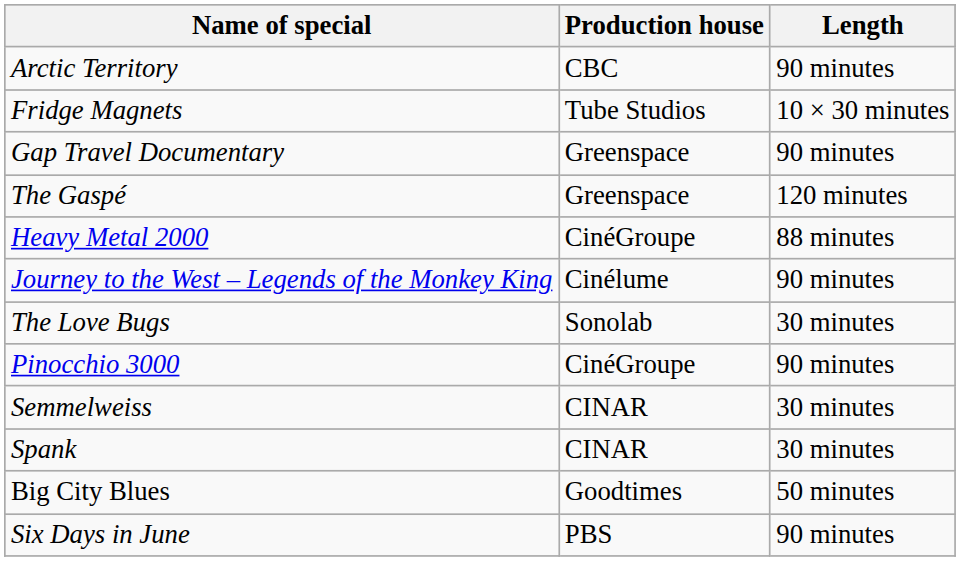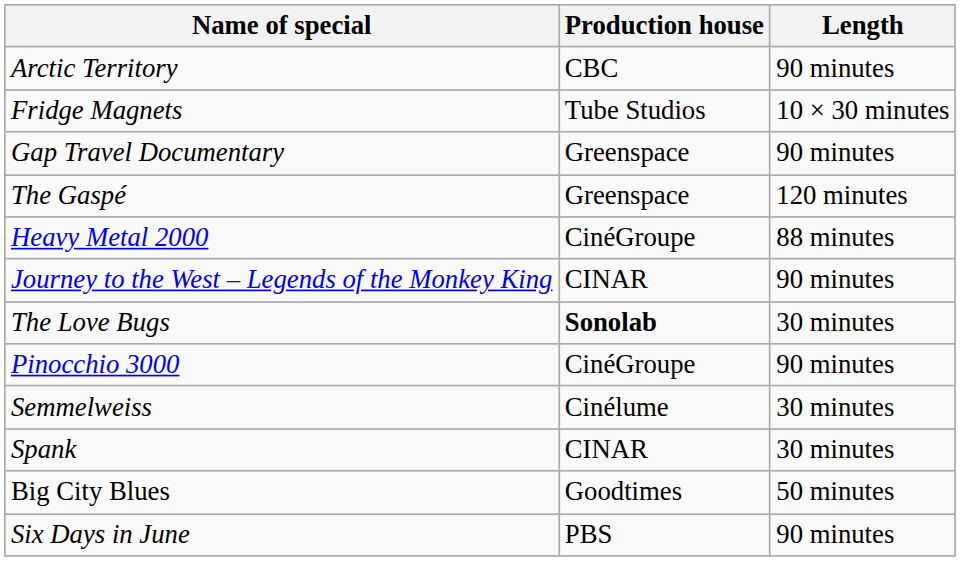(617, 279) Cinélume -> (606, 279) CINAR
(609, 322) normal -> (611, 322) bold
(606, 407) CINAR -> (617, 407) Cinélume
